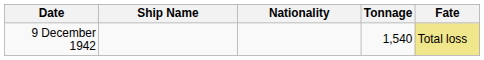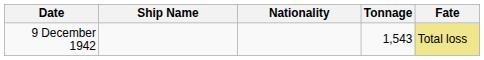(398, 39) 1,540 -> (398, 39) 1,543
